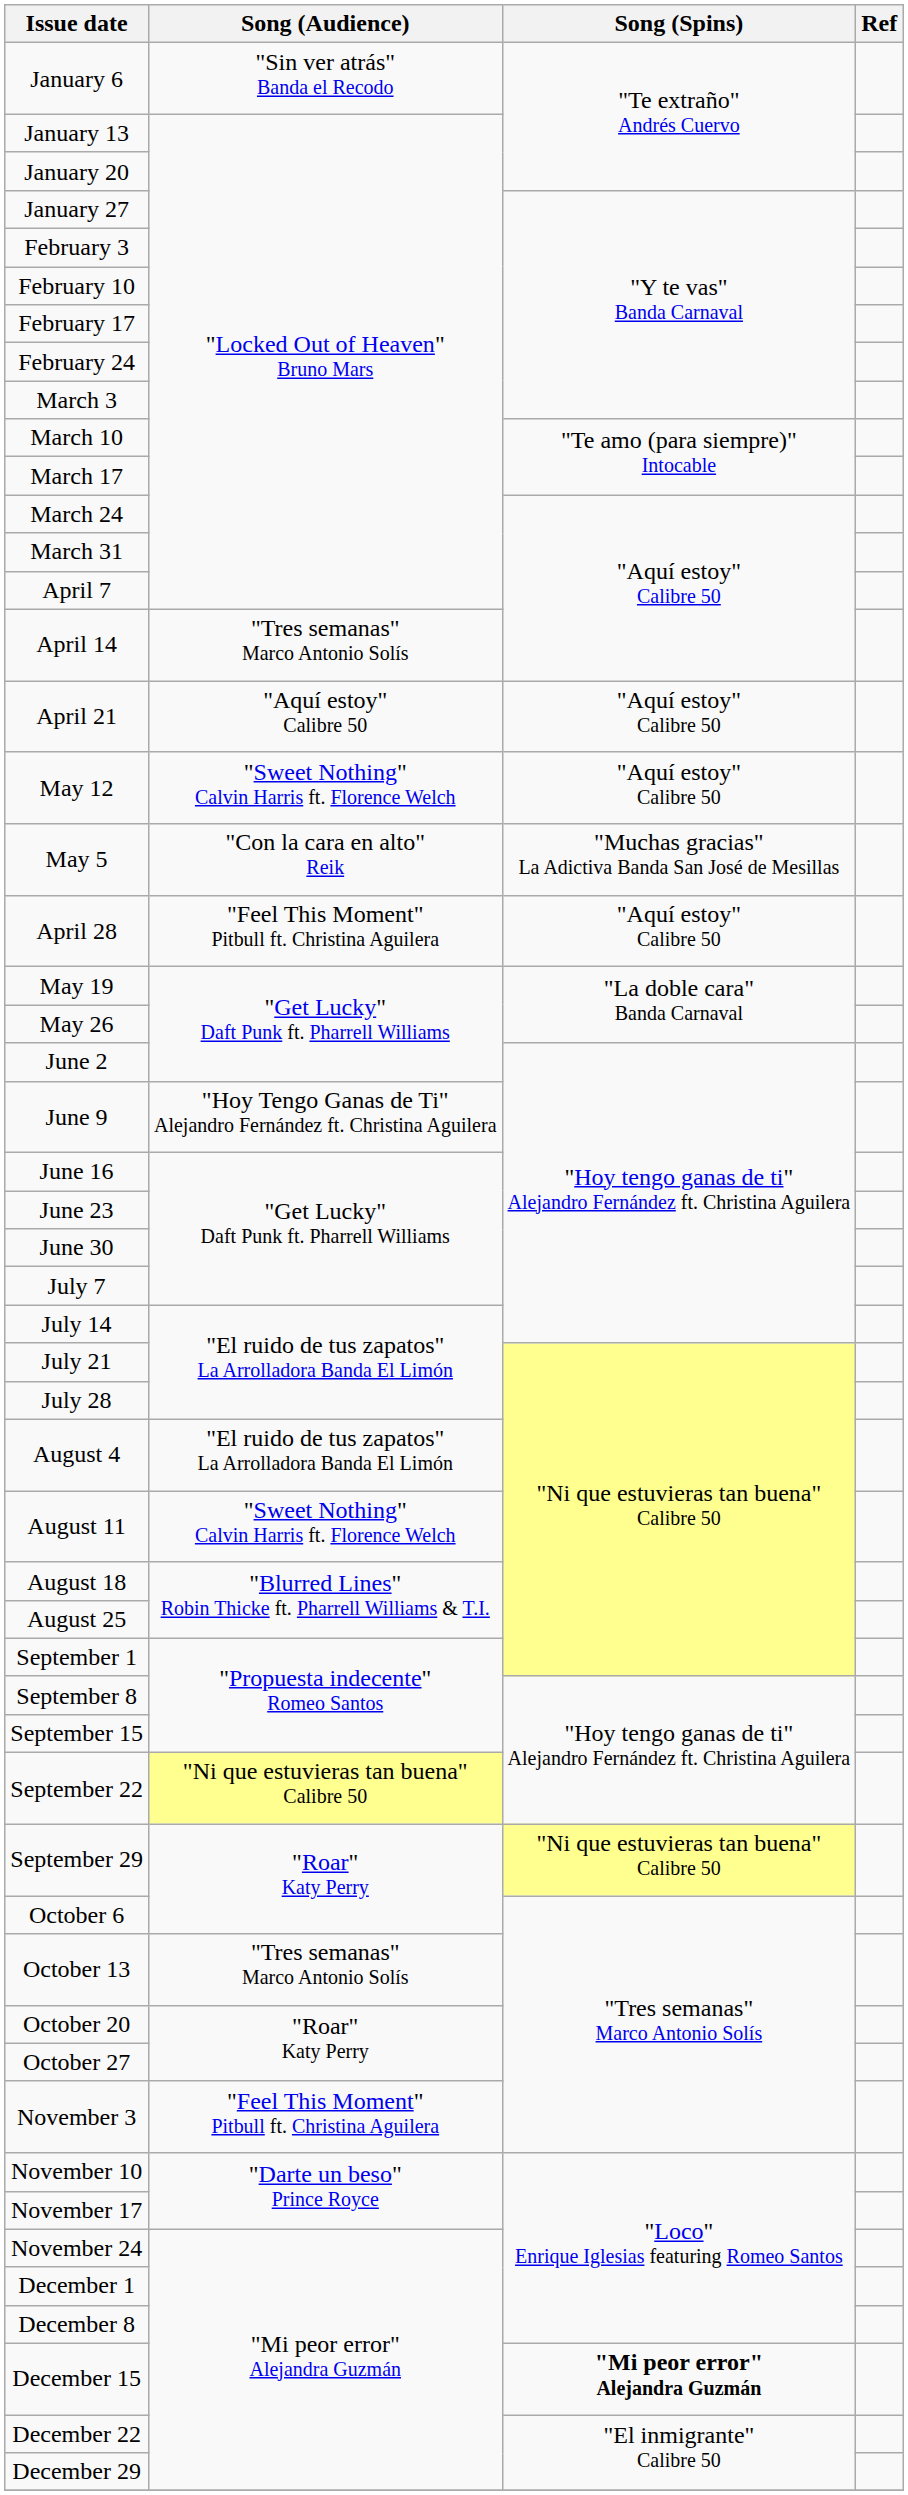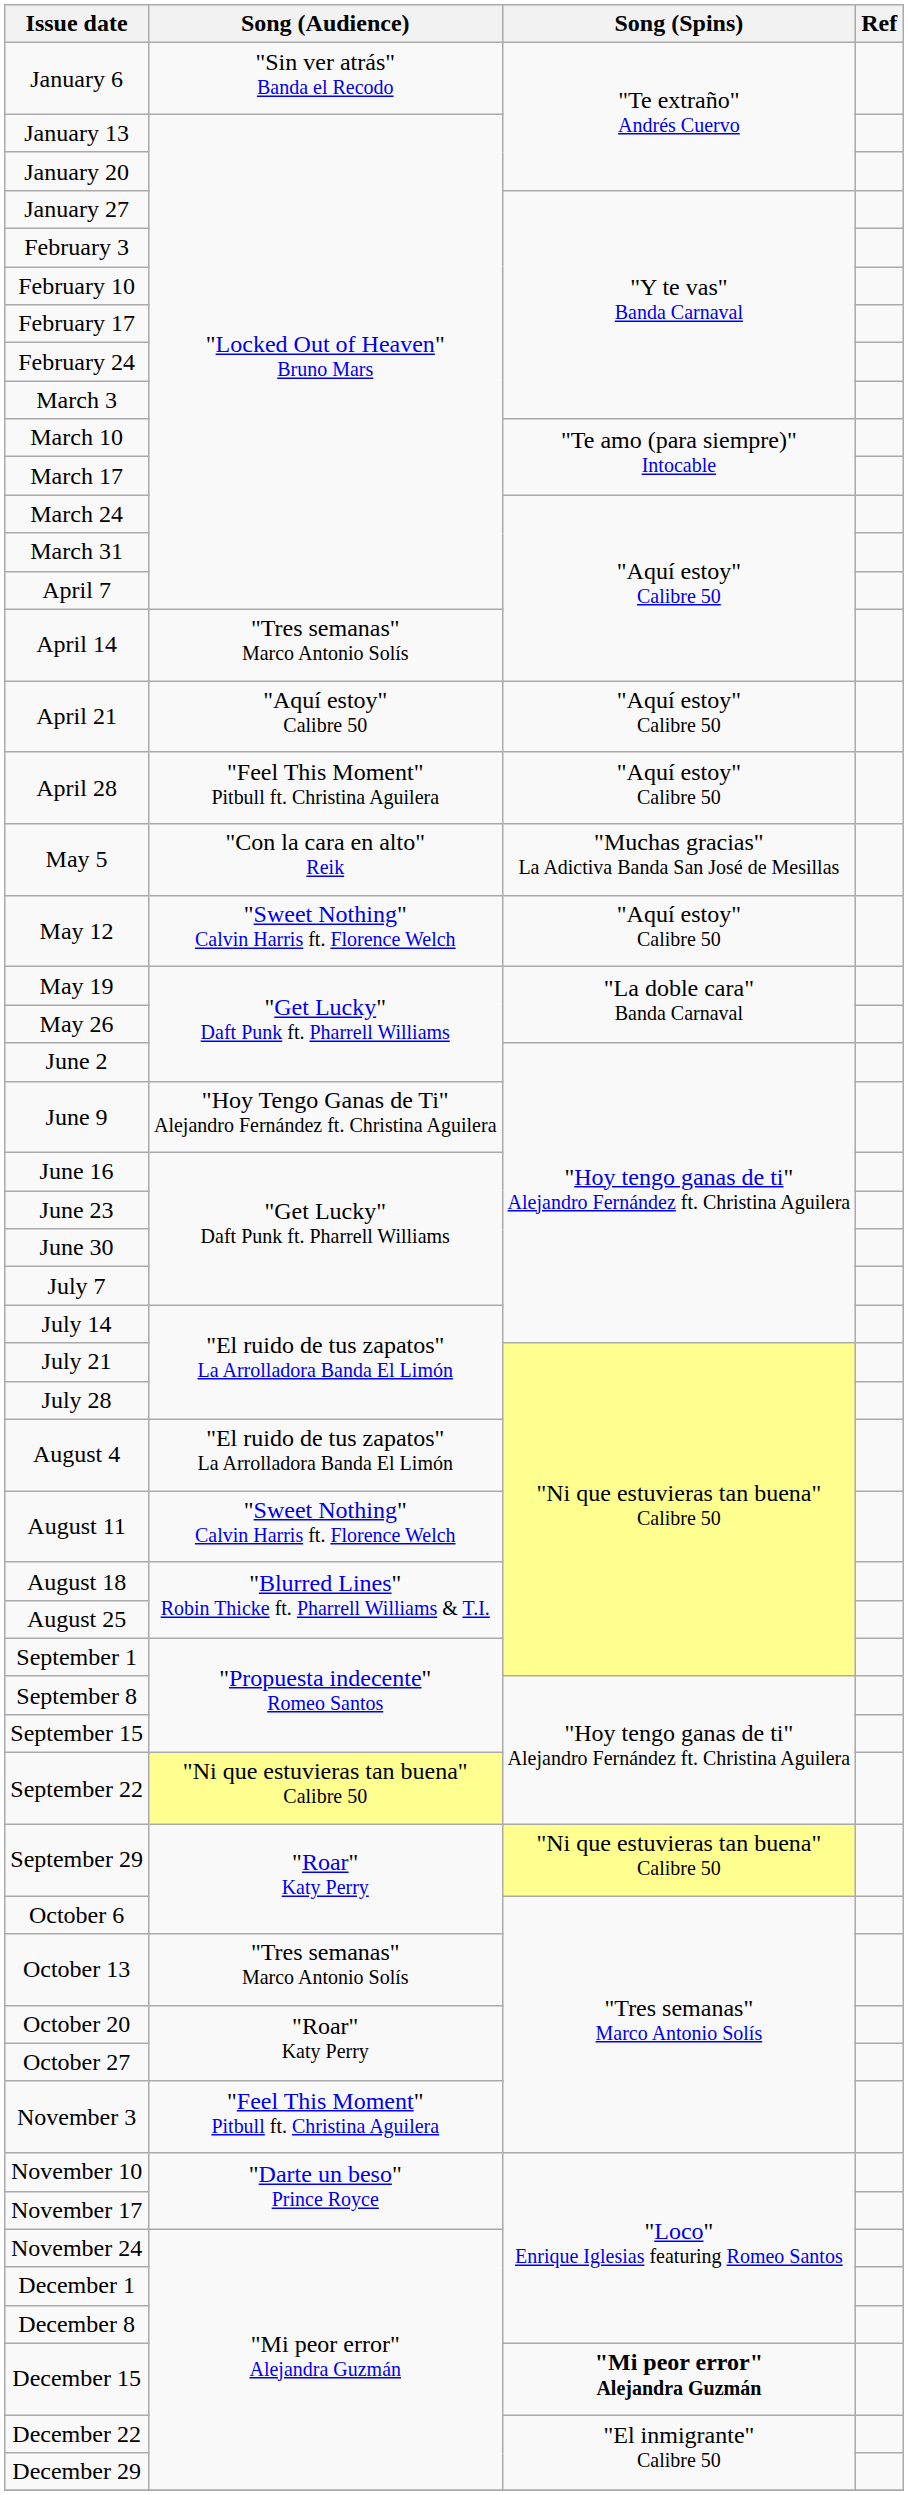rows swapped: (77, 930) <-> (77, 787)
